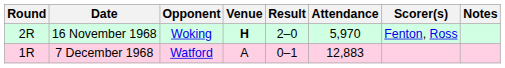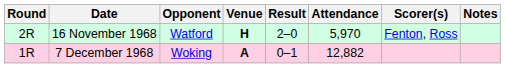(191, 33) Woking -> (191, 33) Watford
(191, 53) Watford -> (191, 53) Woking
(244, 53) normal -> (244, 53) bold
(345, 53) 12,883 -> (345, 53) 12,882
